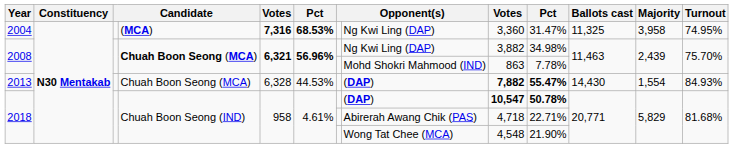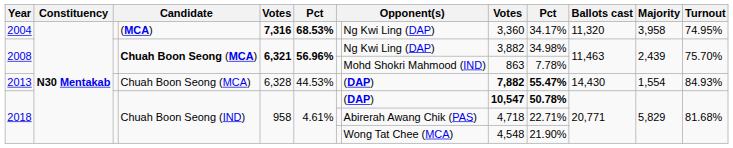(548, 30) 31.47% -> (548, 30) 34.17%
(588, 30) 11,325 -> (588, 30) 11,320
